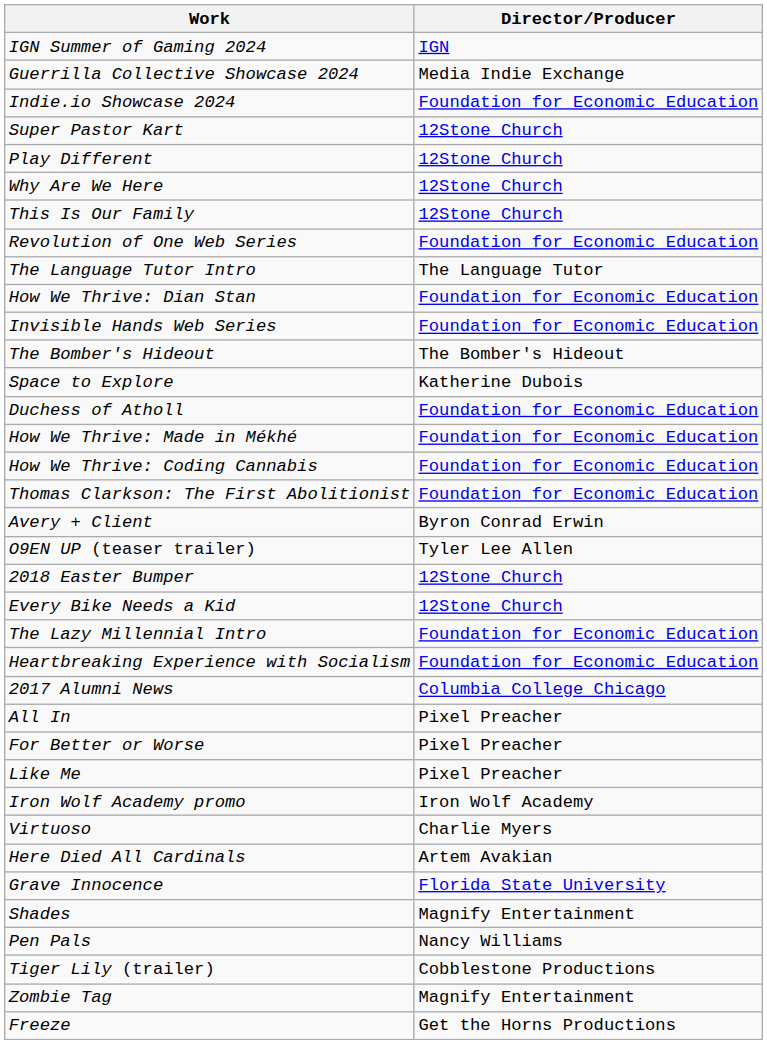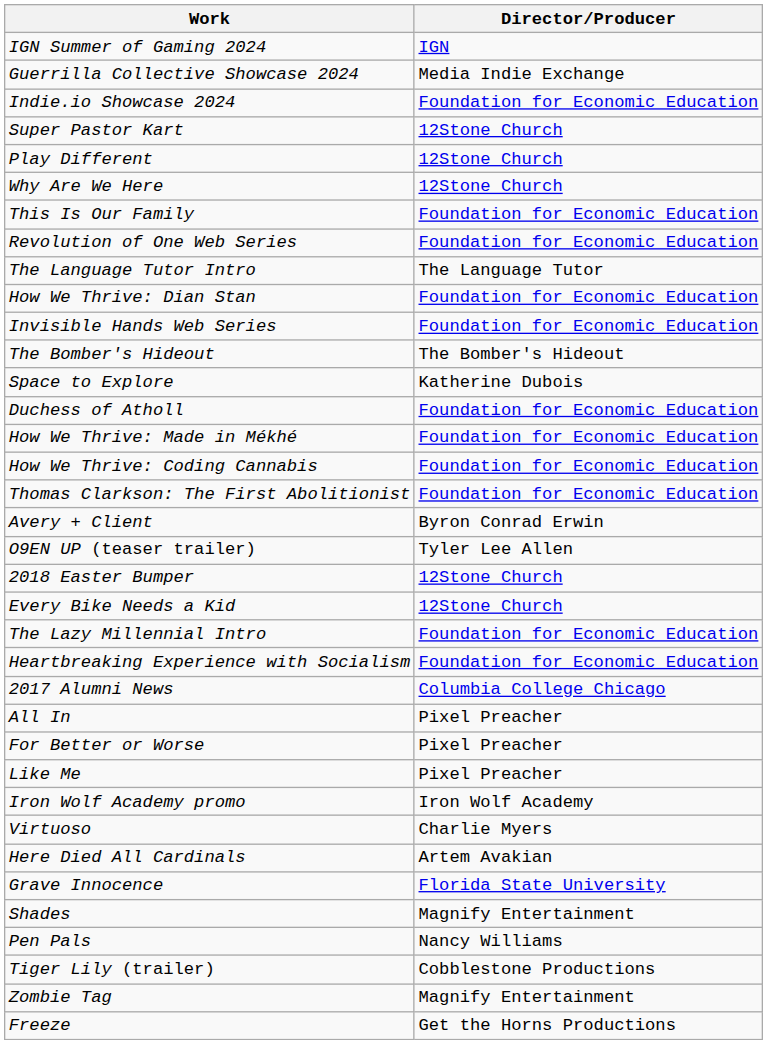(491, 214) 12Stone Church -> (588, 214) Foundation for Economic Education
